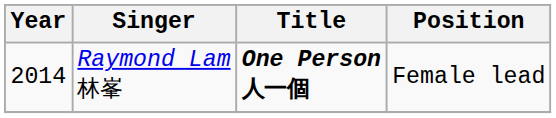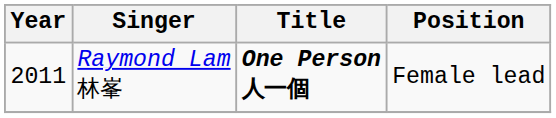(38, 77) 2014 -> (38, 77) 2011
